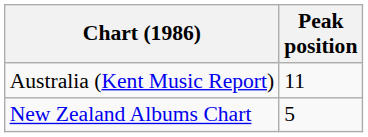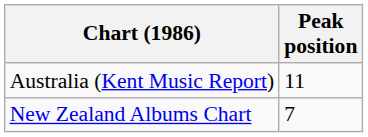(290, 114) 5 -> (290, 114) 7
